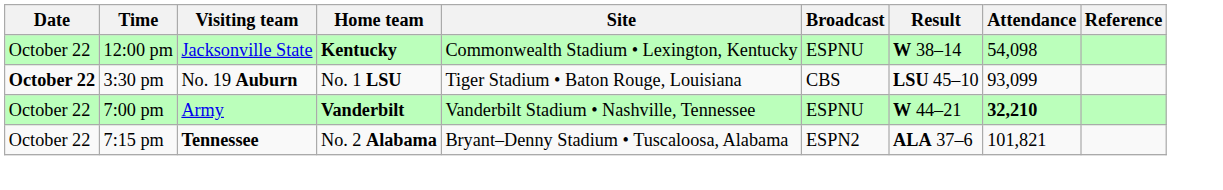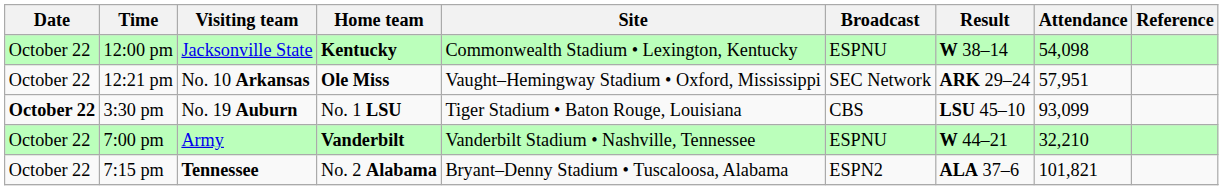+ row: (138, 79)
(1012, 109) bold -> (1064, 140) normal
